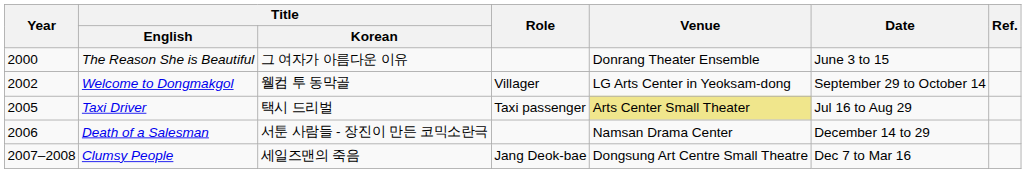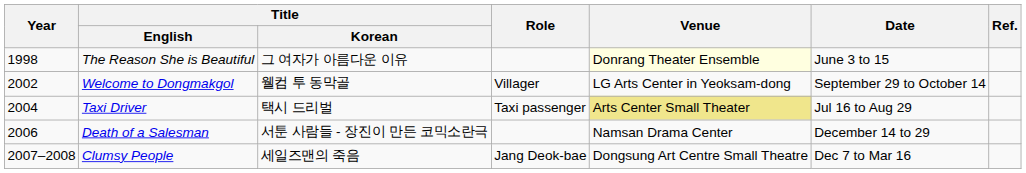(23, 59) 2000 -> (23, 59) 1998
(676, 59) no background -> (676, 59) lightyellow background
(23, 107) 2005 -> (23, 107) 2004
